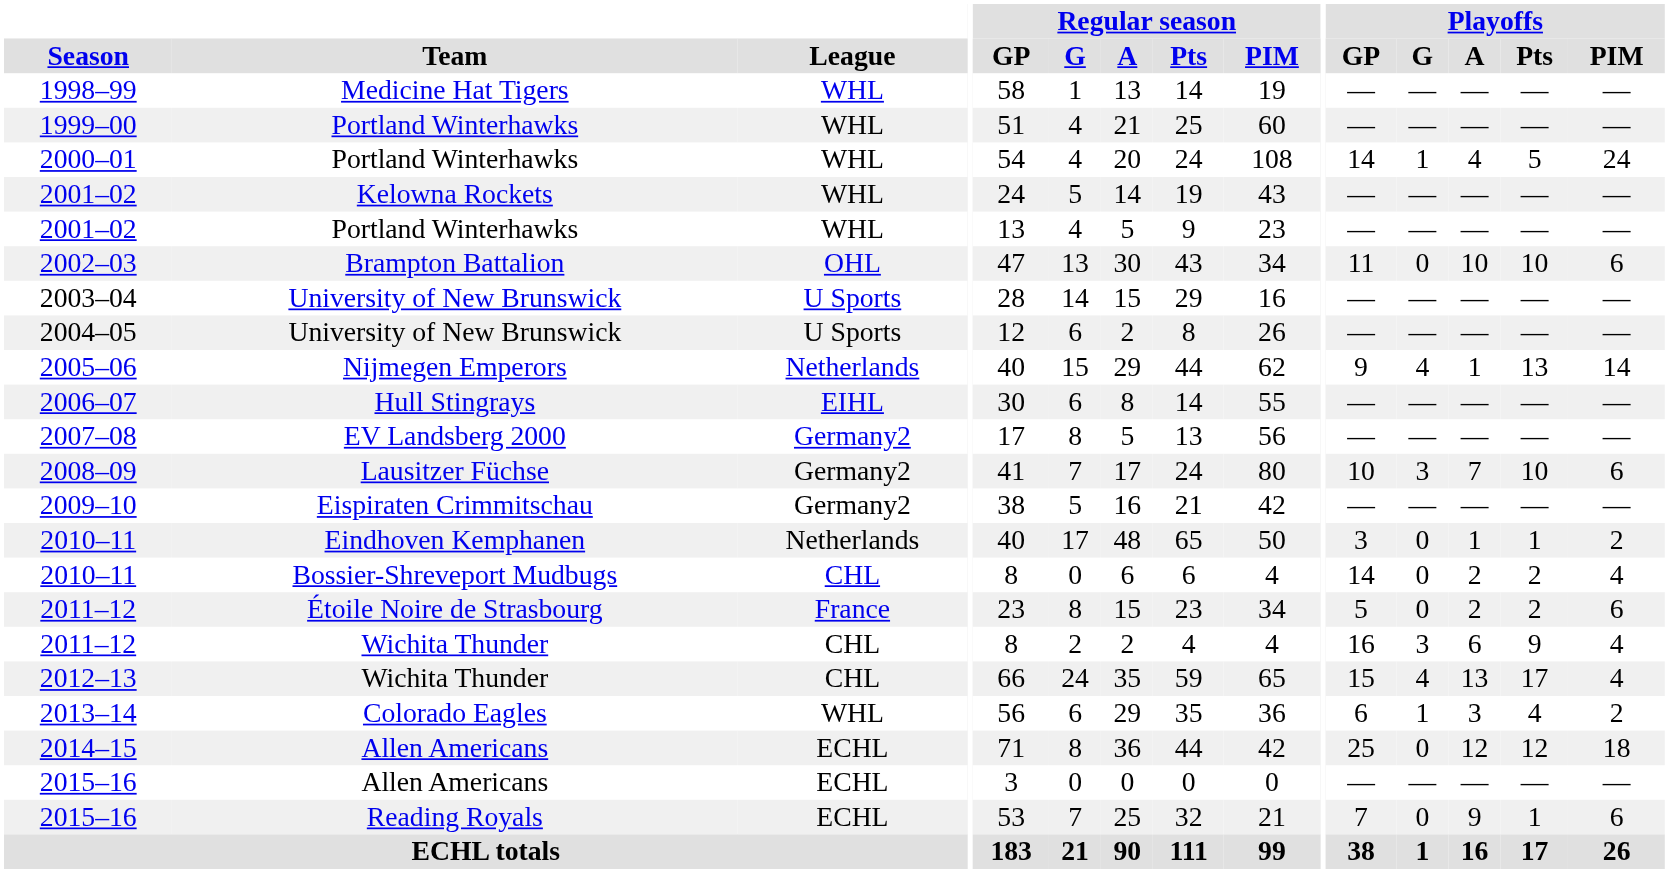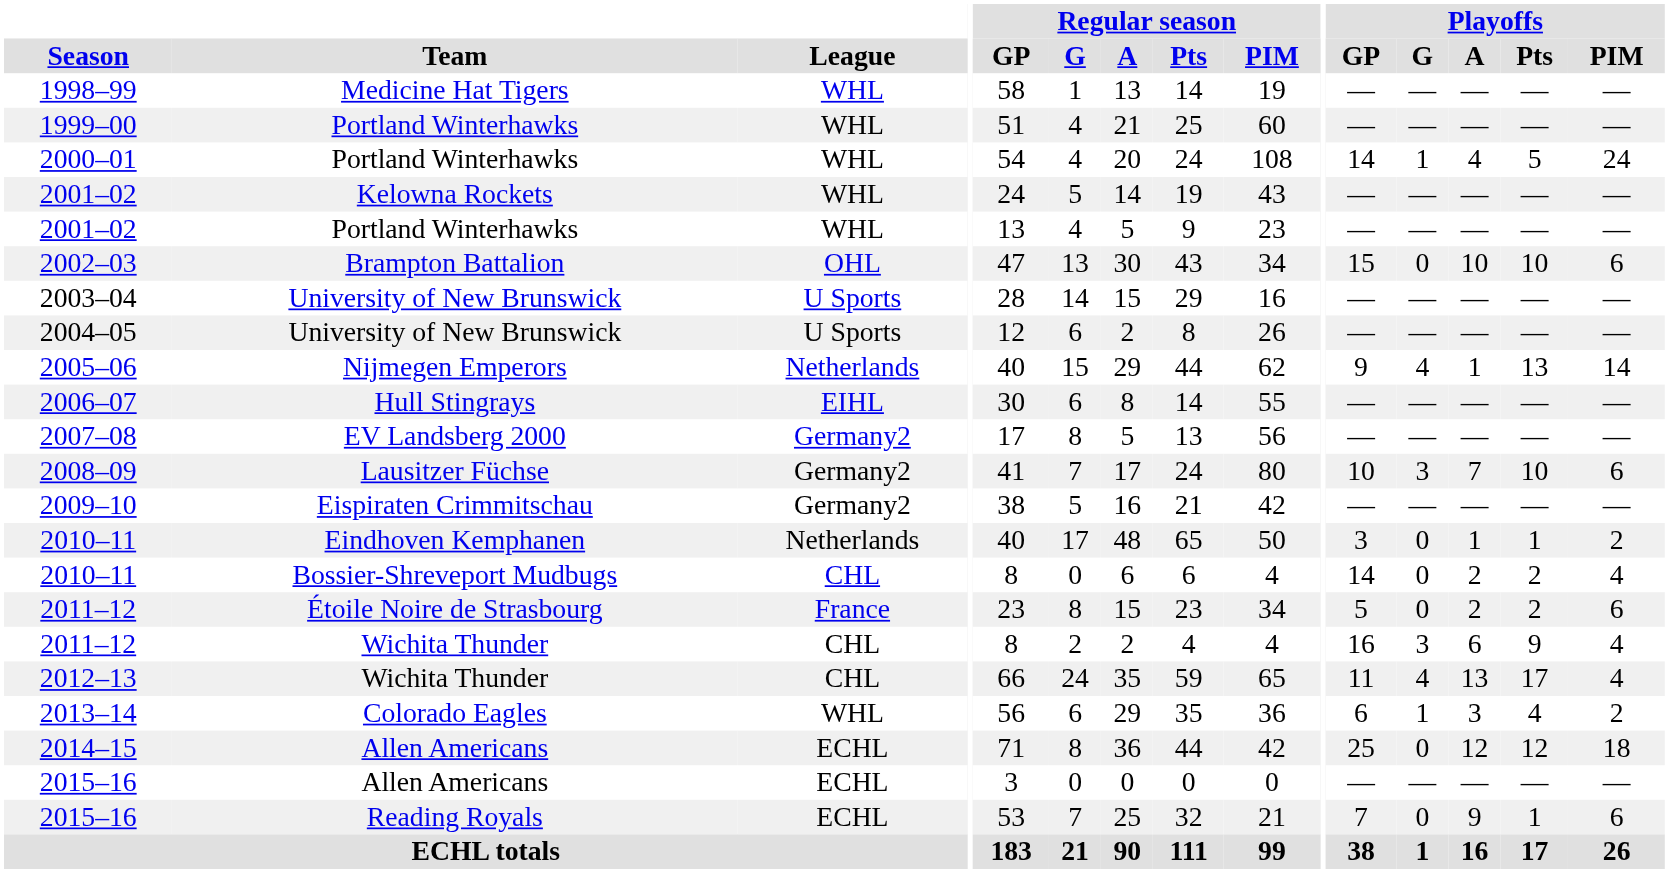(1361, 263) 11 -> (1361, 263) 15
(1361, 678) 15 -> (1361, 678) 11
